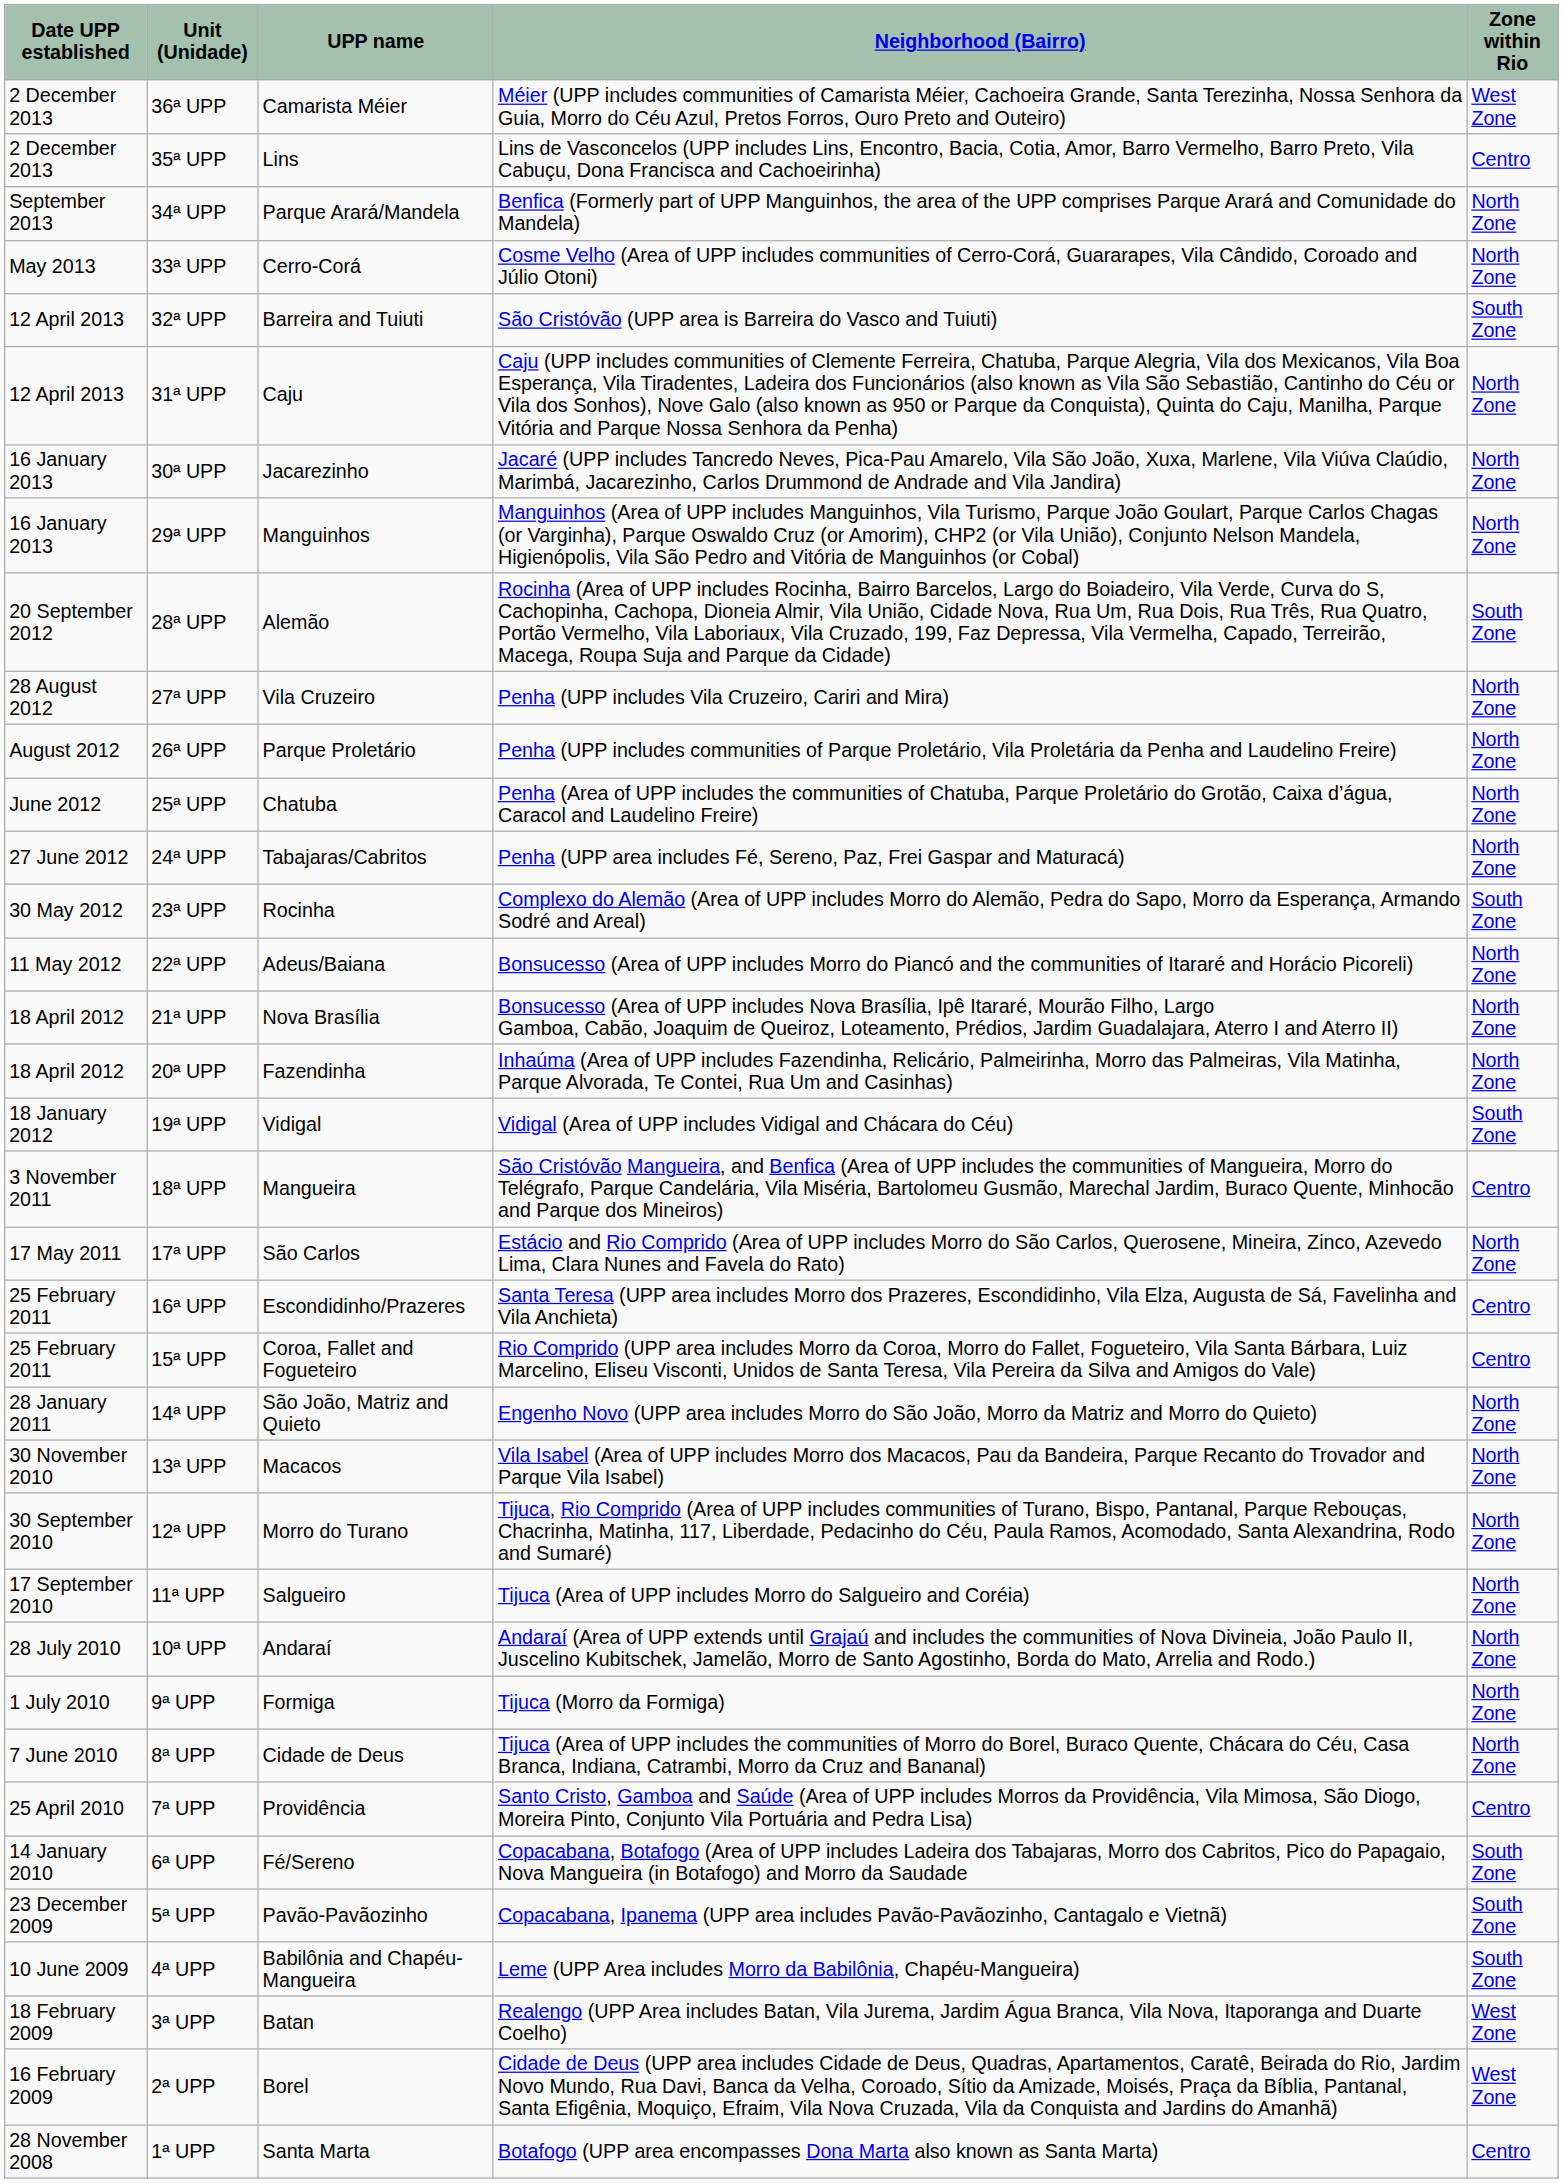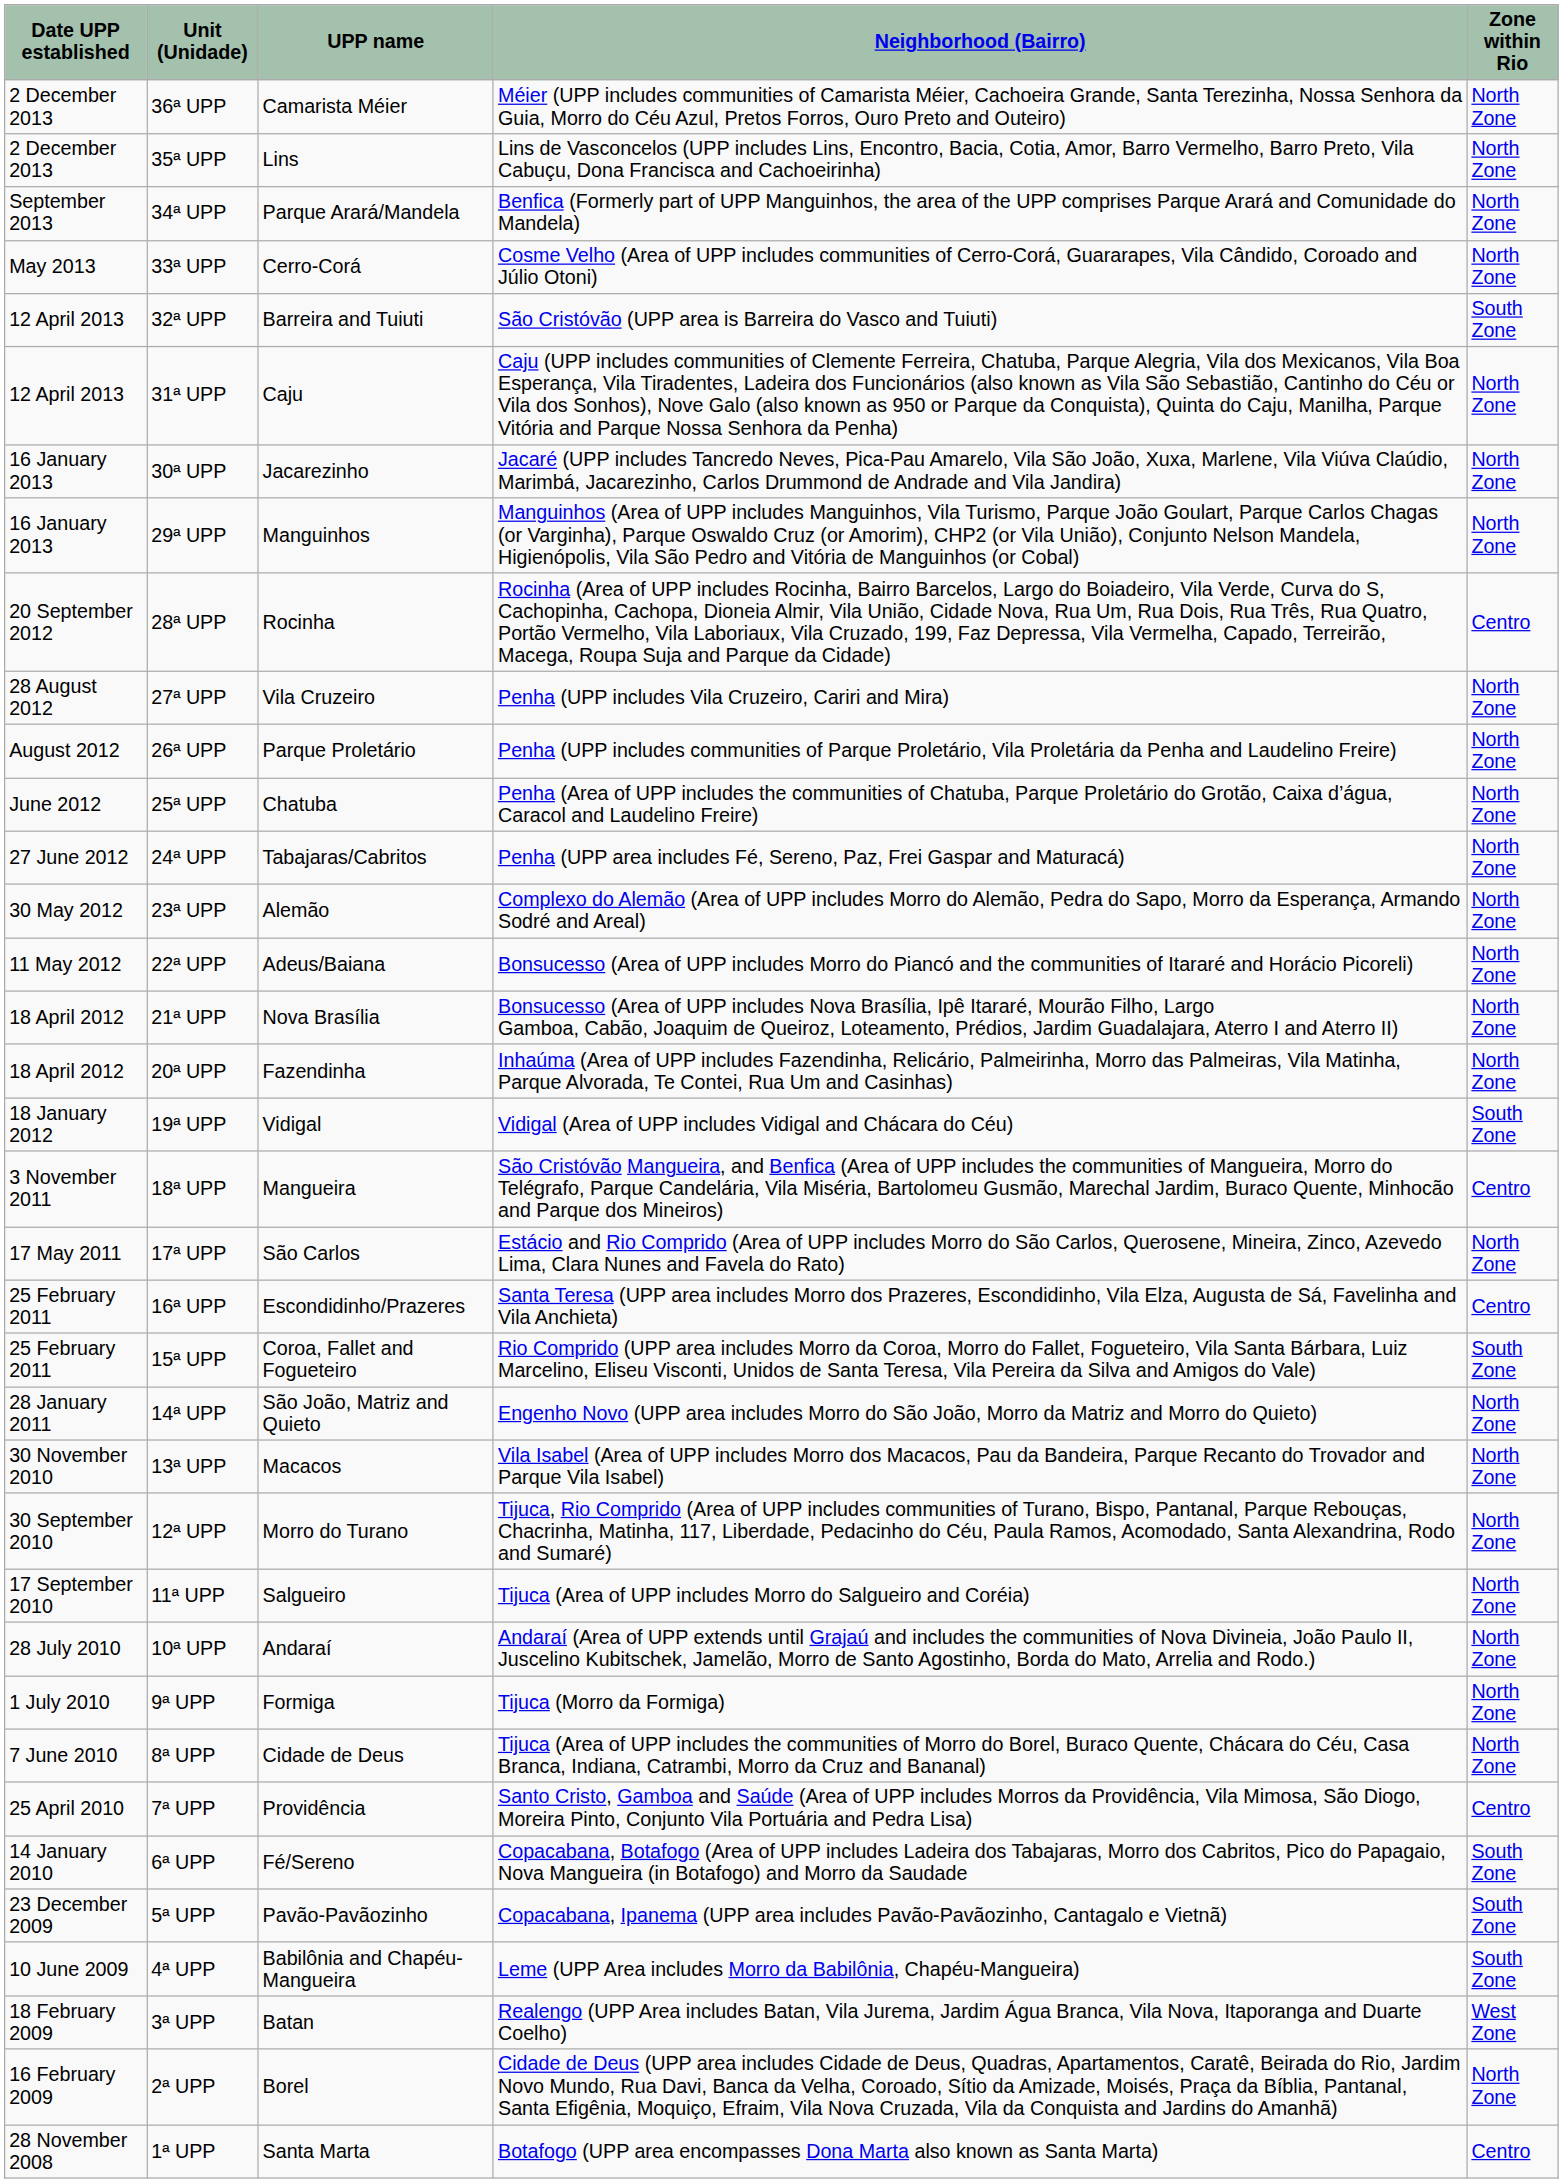(1494, 106) West Zone -> (1495, 106) North Zone
(1501, 160) Centro -> (1495, 160) North Zone
(296, 622) Alemão -> (299, 622) Rocinha
(1497, 622) South Zone -> (1501, 622) Centro
(299, 910) Rocinha -> (296, 910) Alemão
(1497, 910) South Zone -> (1495, 910) North Zone
(1501, 1359) Centro -> (1497, 1359) South Zone
(1494, 2086) West Zone -> (1495, 2086) North Zone
